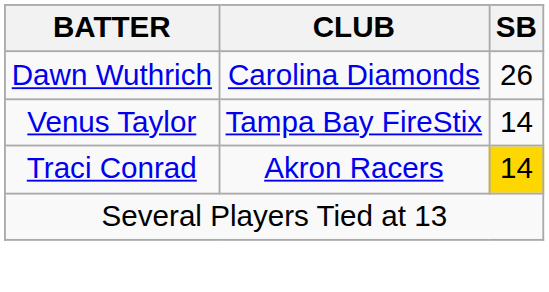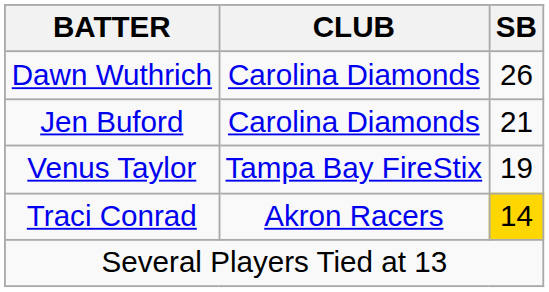+ row: (112, 121)
(516, 121) 14 -> (516, 168) 19
